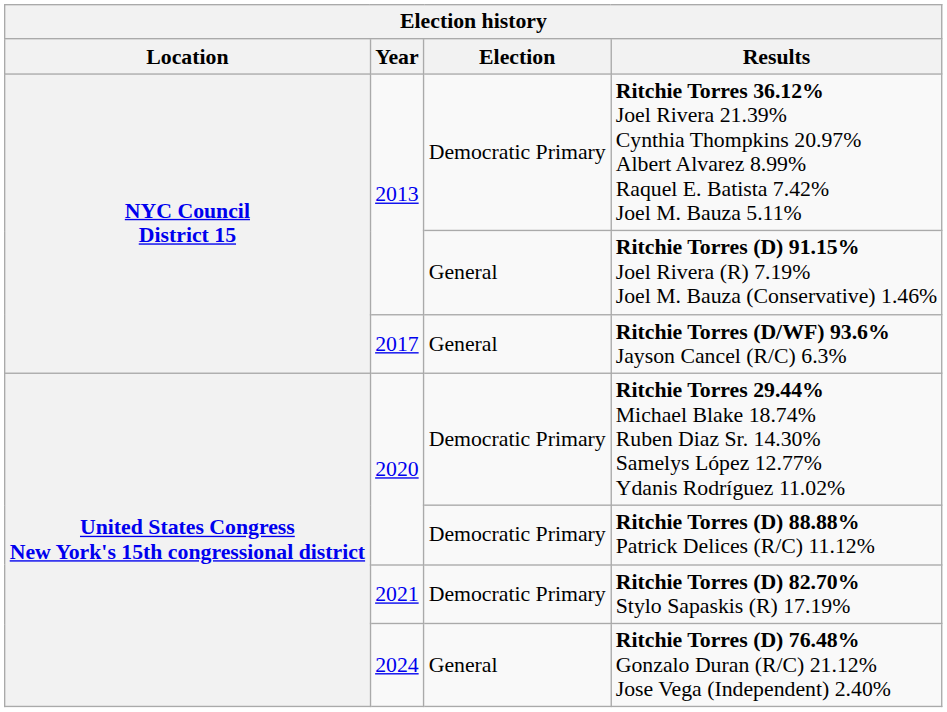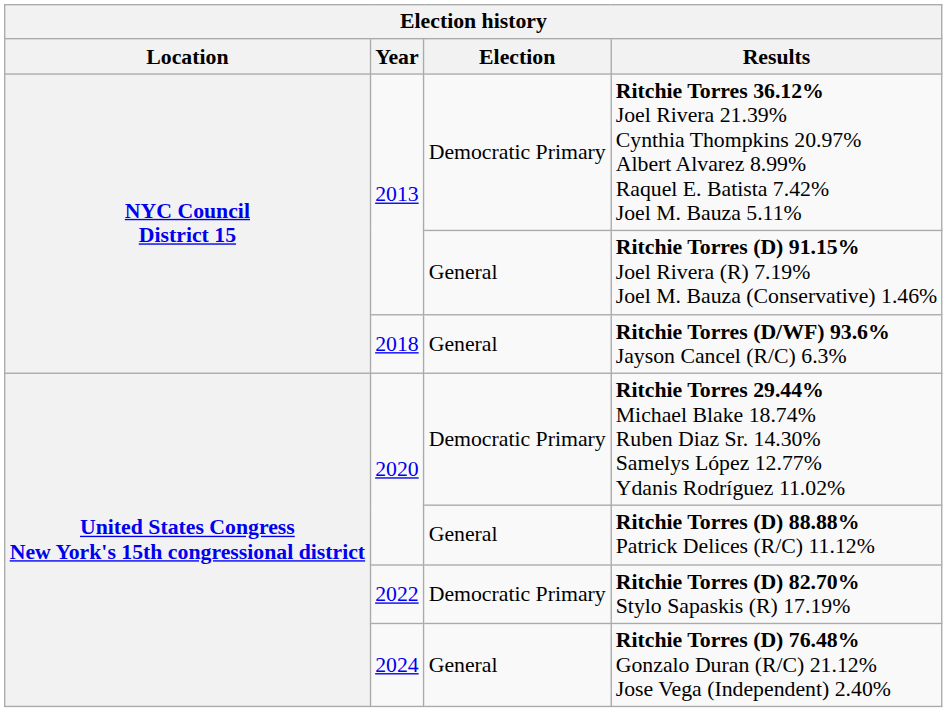(397, 343) 2017 -> (397, 343) 2018
(517, 534) Democratic Primary -> (463, 534) General
(397, 593) 2021 -> (397, 593) 2022
